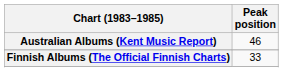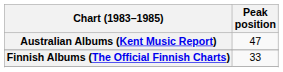(255, 41) 46 -> (255, 41) 47
